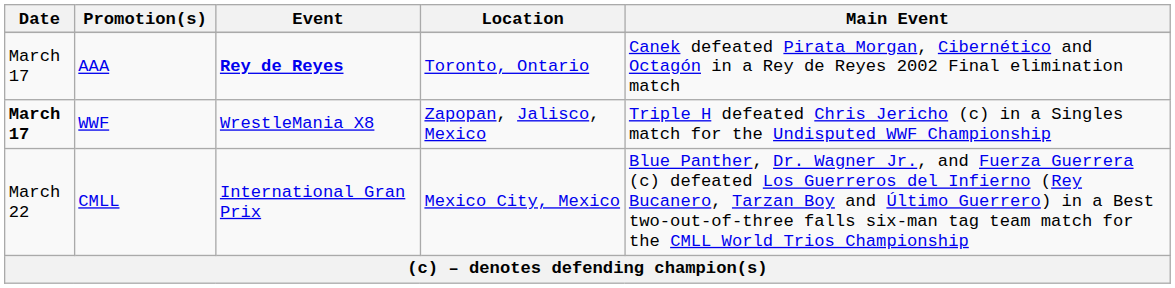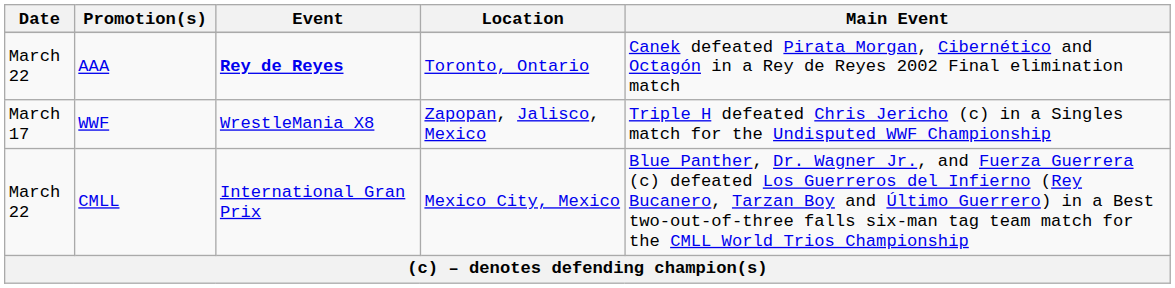(34, 66) March 17 -> (34, 66) March 22
(34, 124) bold -> (34, 124) normal
